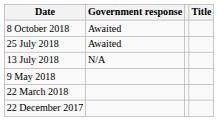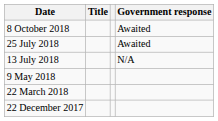columns swapped: (201, 12) <-> (135, 12)
